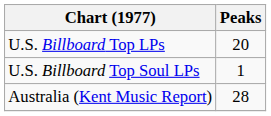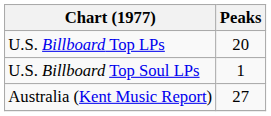(241, 96) 28 -> (241, 96) 27
